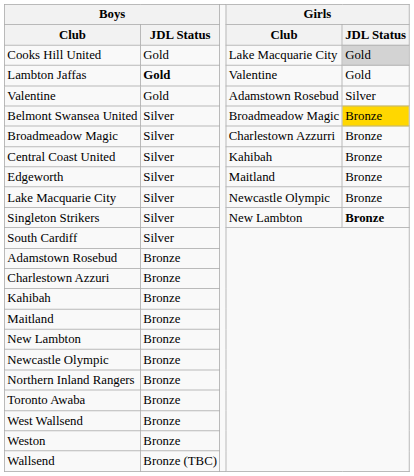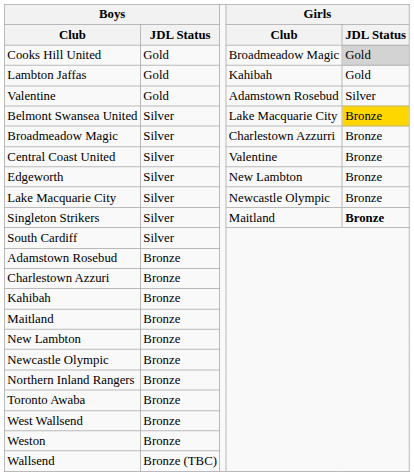(283, 55) Lake Macquarie City -> (284, 55) Broadmeadow Magic
(157, 75) bold -> (156, 75) normal
(253, 75) Valentine -> (250, 75) Kahibah
(284, 116) Broadmeadow Magic -> (283, 116) Lake Macquarie City
(250, 156) Kahibah -> (253, 156) Valentine
(252, 177) Maitland -> (266, 177) New Lambton
(266, 217) New Lambton -> (252, 217) Maitland
